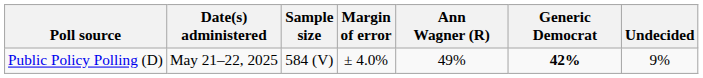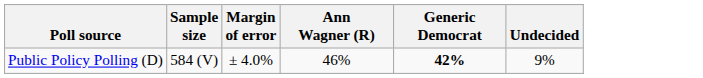- column: (224, 26)
(452, 60) 49% -> (337, 60) 46%
